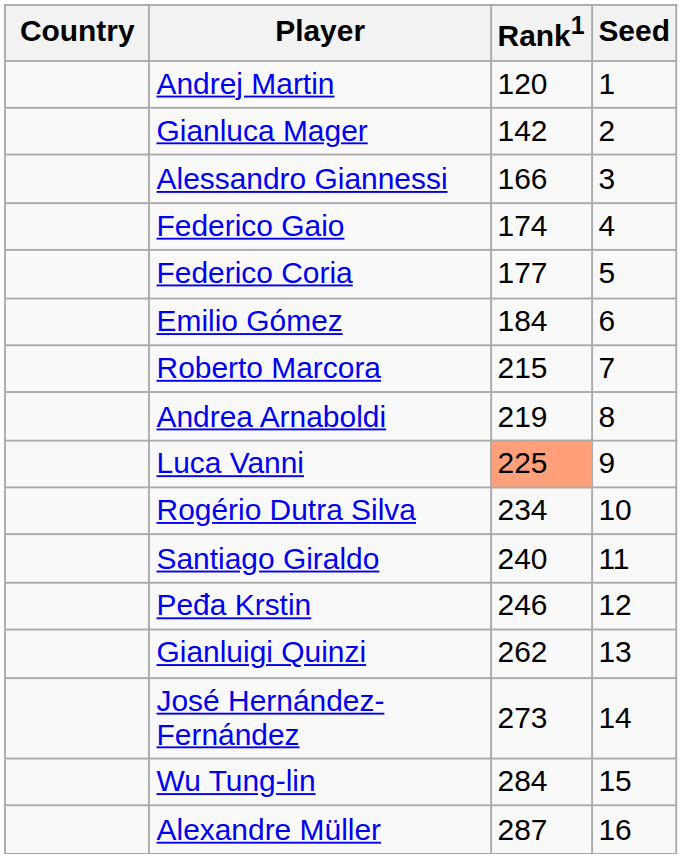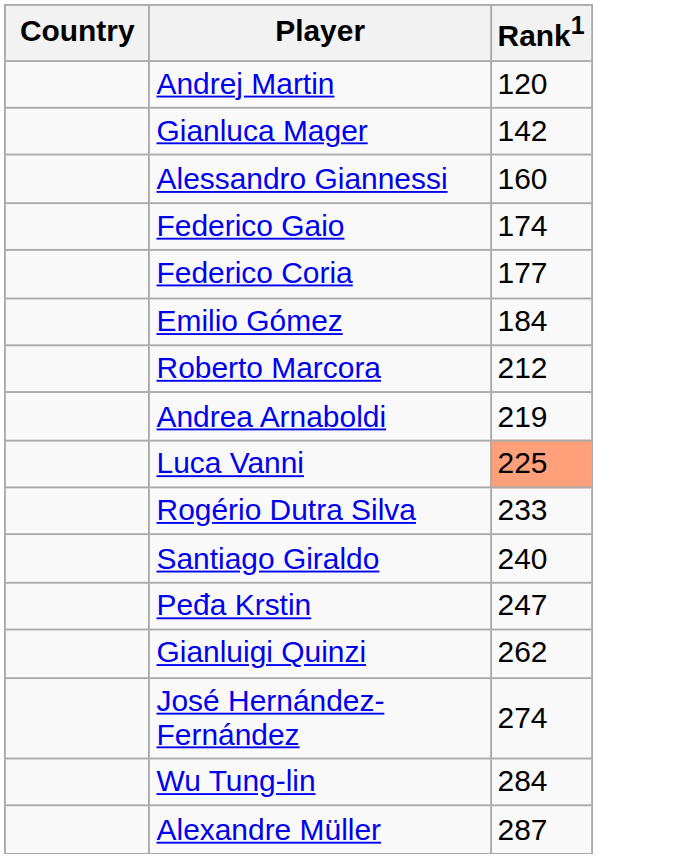- column: (634, 32)
(523, 178) 166 -> (523, 178) 160
(523, 368) 215 -> (523, 368) 212
(523, 510) 234 -> (523, 510) 233
(523, 605) 246 -> (523, 605) 247
(523, 717) 273 -> (523, 717) 274
